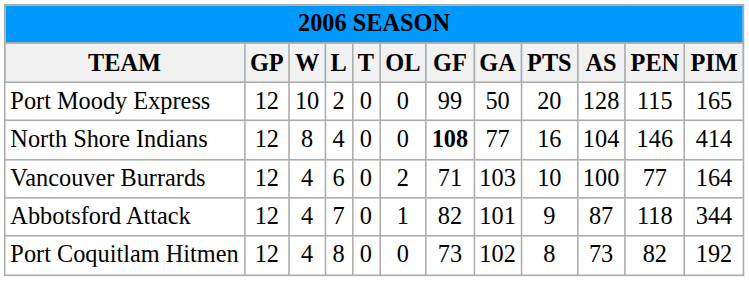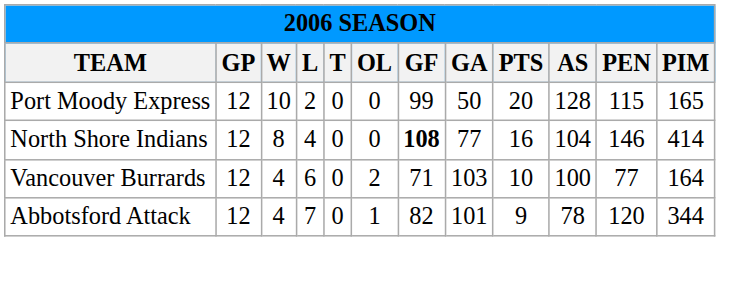(601, 216) 87 -> (573, 216) 78
(655, 216) 118 -> (626, 216) 120
- row: (125, 255)
